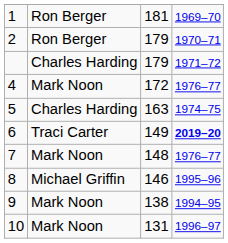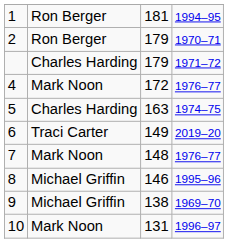(198, 16) 1969–70 -> (198, 16) 1994–95
(198, 133) bold -> (198, 133) normal
(67, 202) Mark Noon -> (78, 202) Michael Griffin
(198, 203) 1994–95 -> (198, 203) 1969–70
